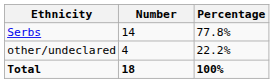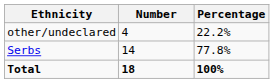rows swapped: (24, 32) <-> (62, 51)
